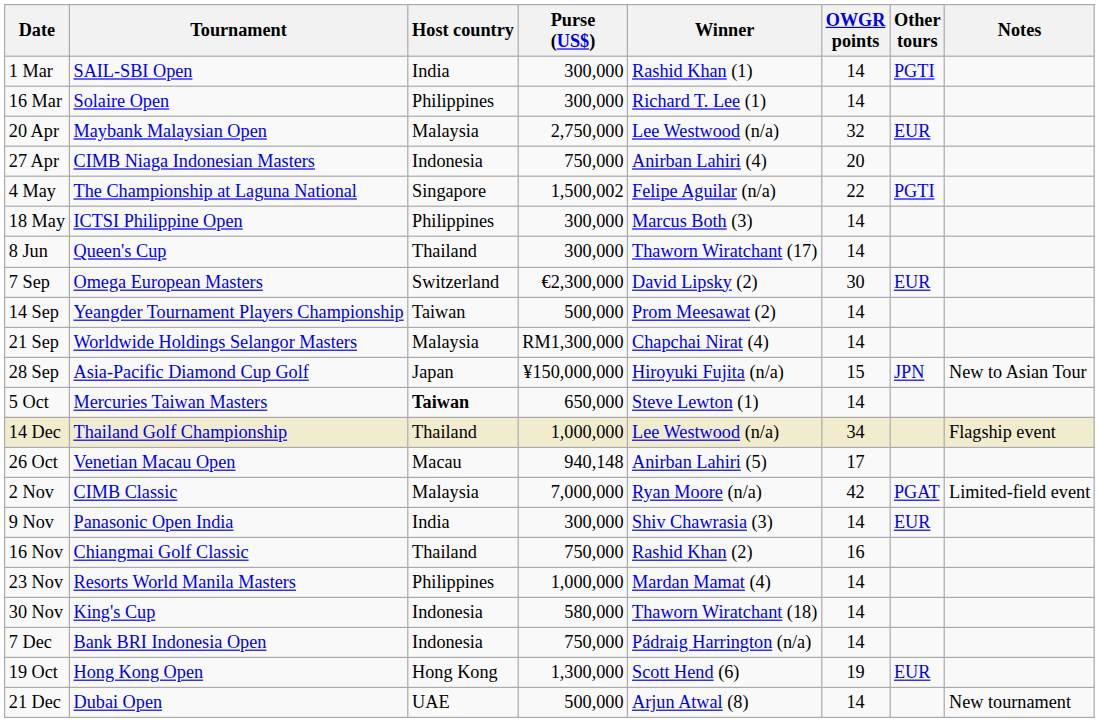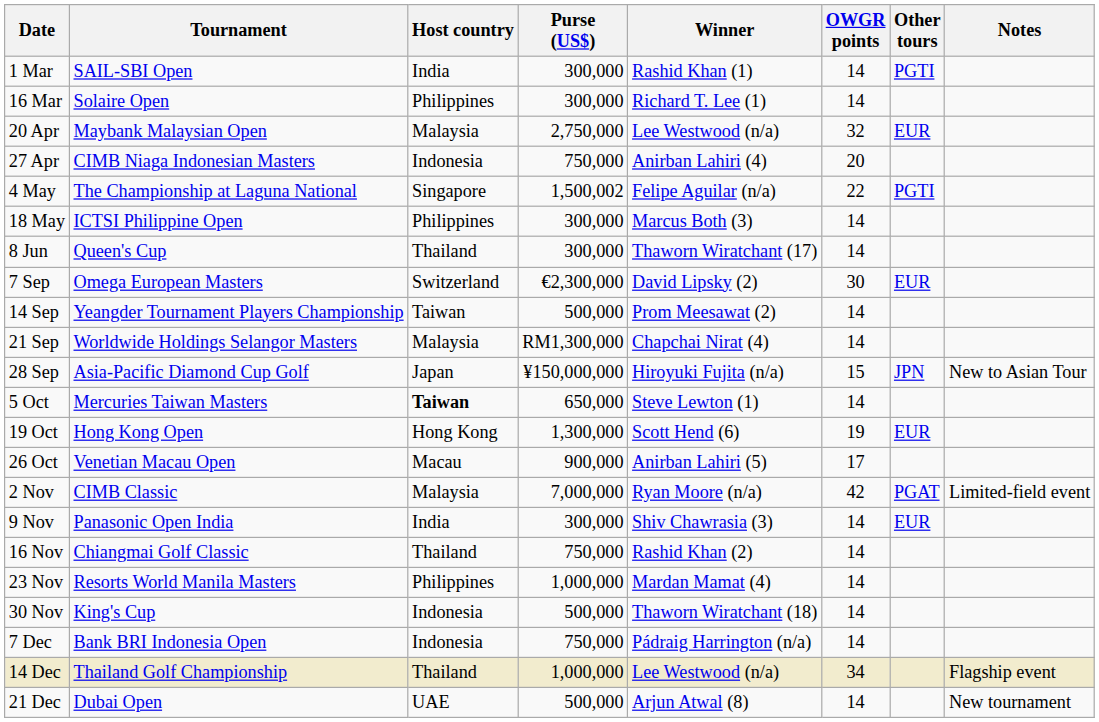rows swapped: (33, 672) <-> (35, 432)
(594, 462) 940,148 -> (594, 462) 900,000
(856, 552) 16 -> (856, 552) 14
(594, 612) 580,000 -> (594, 612) 500,000
